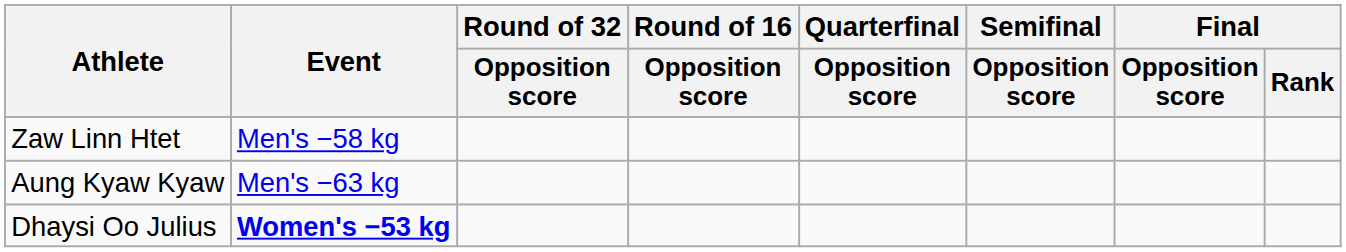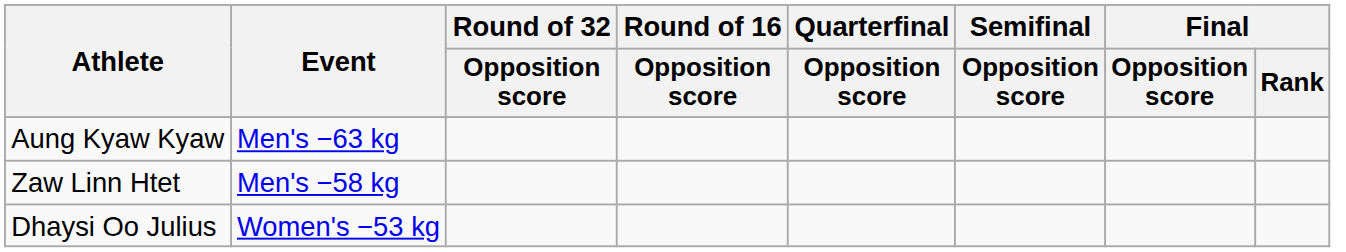rows swapped: (96, 139) <-> (118, 183)
(344, 226) bold -> (338, 226) normal
